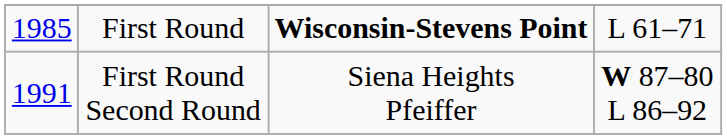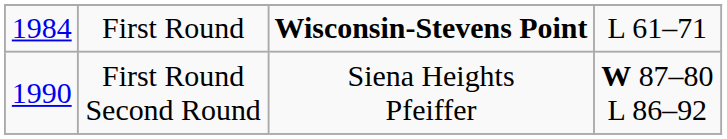(42, 28) 1985 -> (42, 28) 1984
(42, 92) 1991 -> (42, 92) 1990
